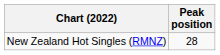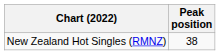(192, 41) 28 -> (192, 41) 38
